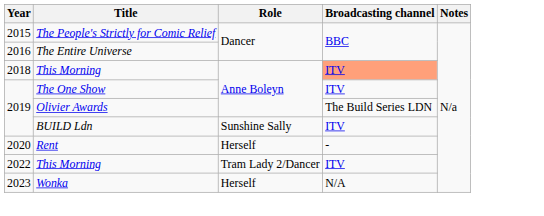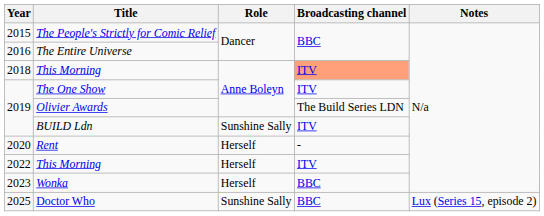(270, 164) Tram Lady 2/Dancer -> (238, 164) Herself
(335, 182) N/A -> (309, 182) BBC
+ row: (19, 201)
